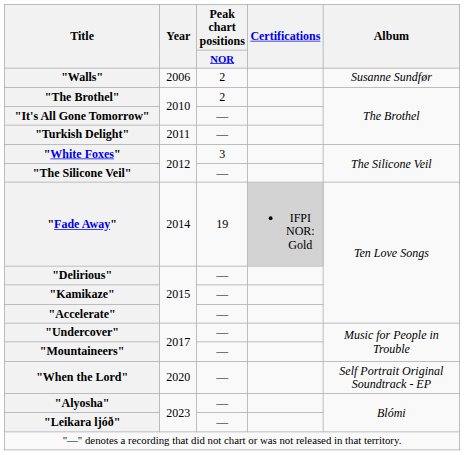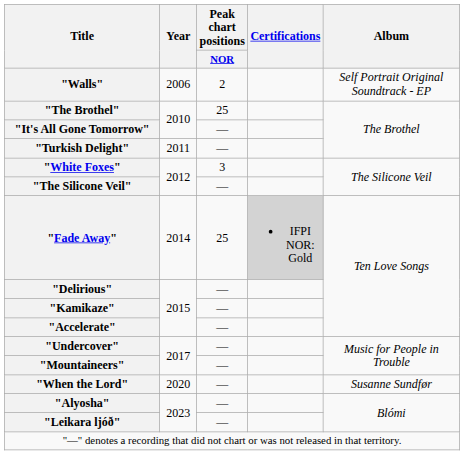(391, 77) Susanne Sundfør -> (391, 84) Self Portrait Original Soundtrack - EP
(222, 96) 2 -> (222, 110) 25
(222, 224) 19 -> (222, 237) 25
(391, 377) Self Portrait Original Soundtrack - EP -> (391, 384) Susanne Sundfør
